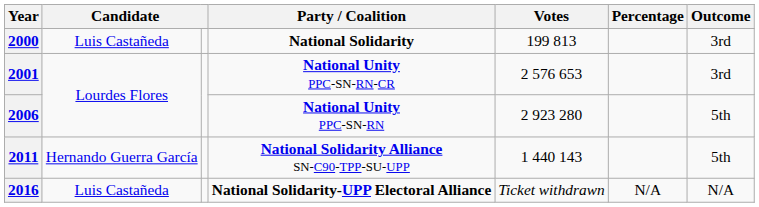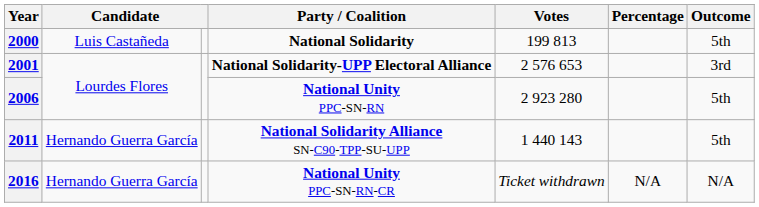(721, 41) 3rd -> (721, 41) 5th
(352, 74) National Unity PPC-SN-RN-CR -> (352, 65) National Solidarity-UPP Electoral Alliance
(122, 190) Luis Castañeda -> (122, 181) Hernando Guerra García
(352, 190) National Solidarity-UPP Electoral Alliance -> (352, 181) National Unity PPC-SN-RN-CR
